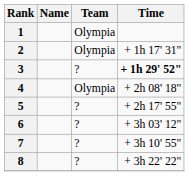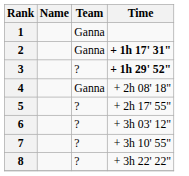(95, 32) Olympia -> (90, 32) Ganna
(95, 50) Olympia -> (90, 50) Ganna
(153, 50) normal -> (141, 50) bold
(95, 87) Olympia -> (90, 87) Ganna
